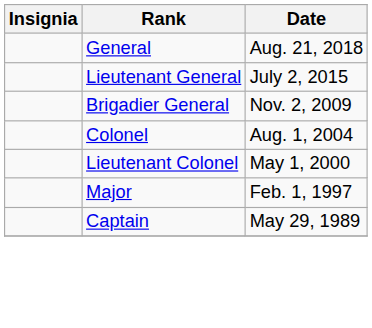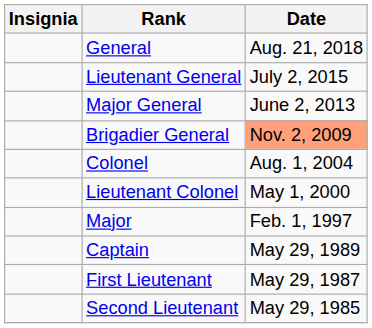+ row: (144, 105)
(301, 105) no background -> (301, 134) lightsalmon background
+ row: (149, 279)
+ row: (162, 308)
